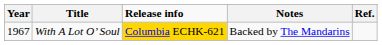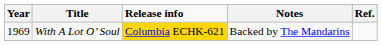(18, 31) 1967 -> (18, 31) 1969
